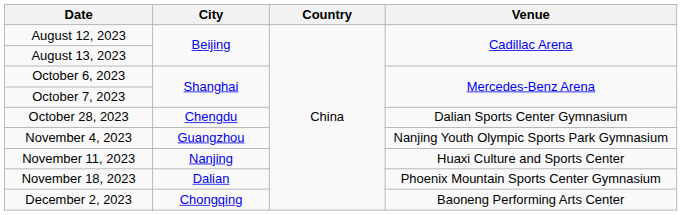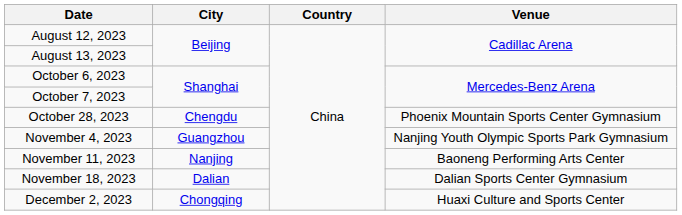(531, 117) Dalian Sports Center Gymnasium -> (531, 117) Phoenix Mountain Sports Center Gymnasium
(531, 158) Huaxi Culture and Sports Center -> (531, 158) Baoneng Performing Arts Center
(531, 179) Phoenix Mountain Sports Center Gymnasium -> (531, 179) Dalian Sports Center Gymnasium
(531, 199) Baoneng Performing Arts Center -> (531, 199) Huaxi Culture and Sports Center
